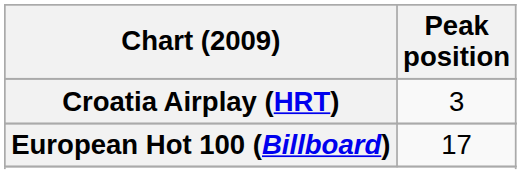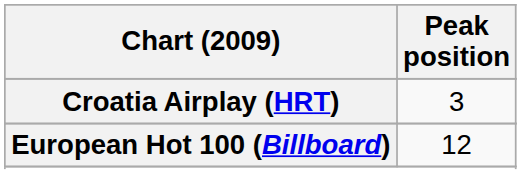(457, 144) 17 -> (457, 144) 12
